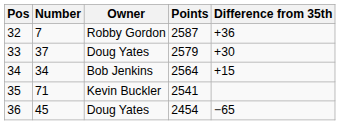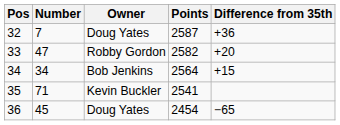(126, 33) Robby Gordon -> (118, 33) Doug Yates
(42, 52) 37 -> (42, 52) 47
(118, 52) Doug Yates -> (126, 52) Robby Gordon
(185, 52) 2579 -> (185, 52) 2582
(224, 52) +30 -> (224, 52) +20
